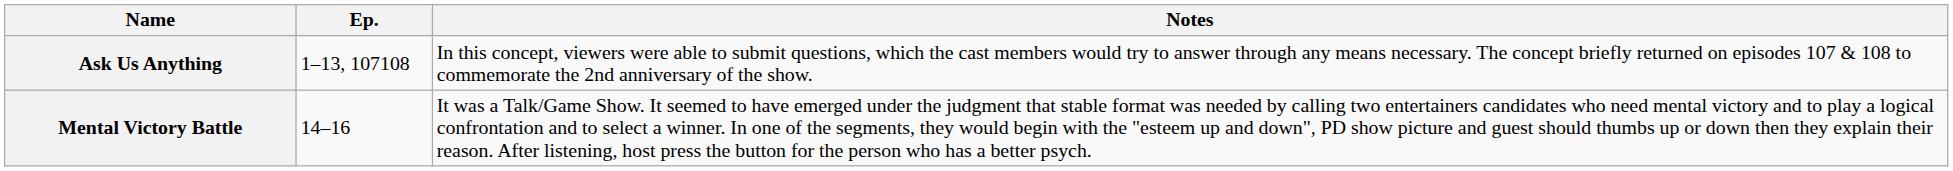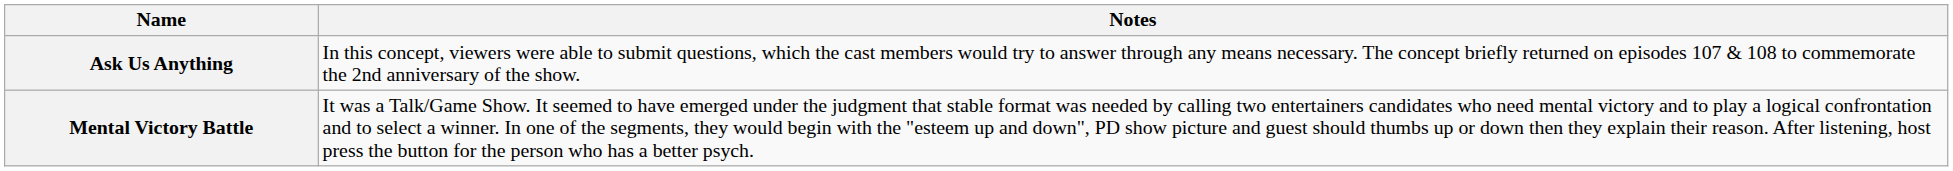- column: (364, 20)
